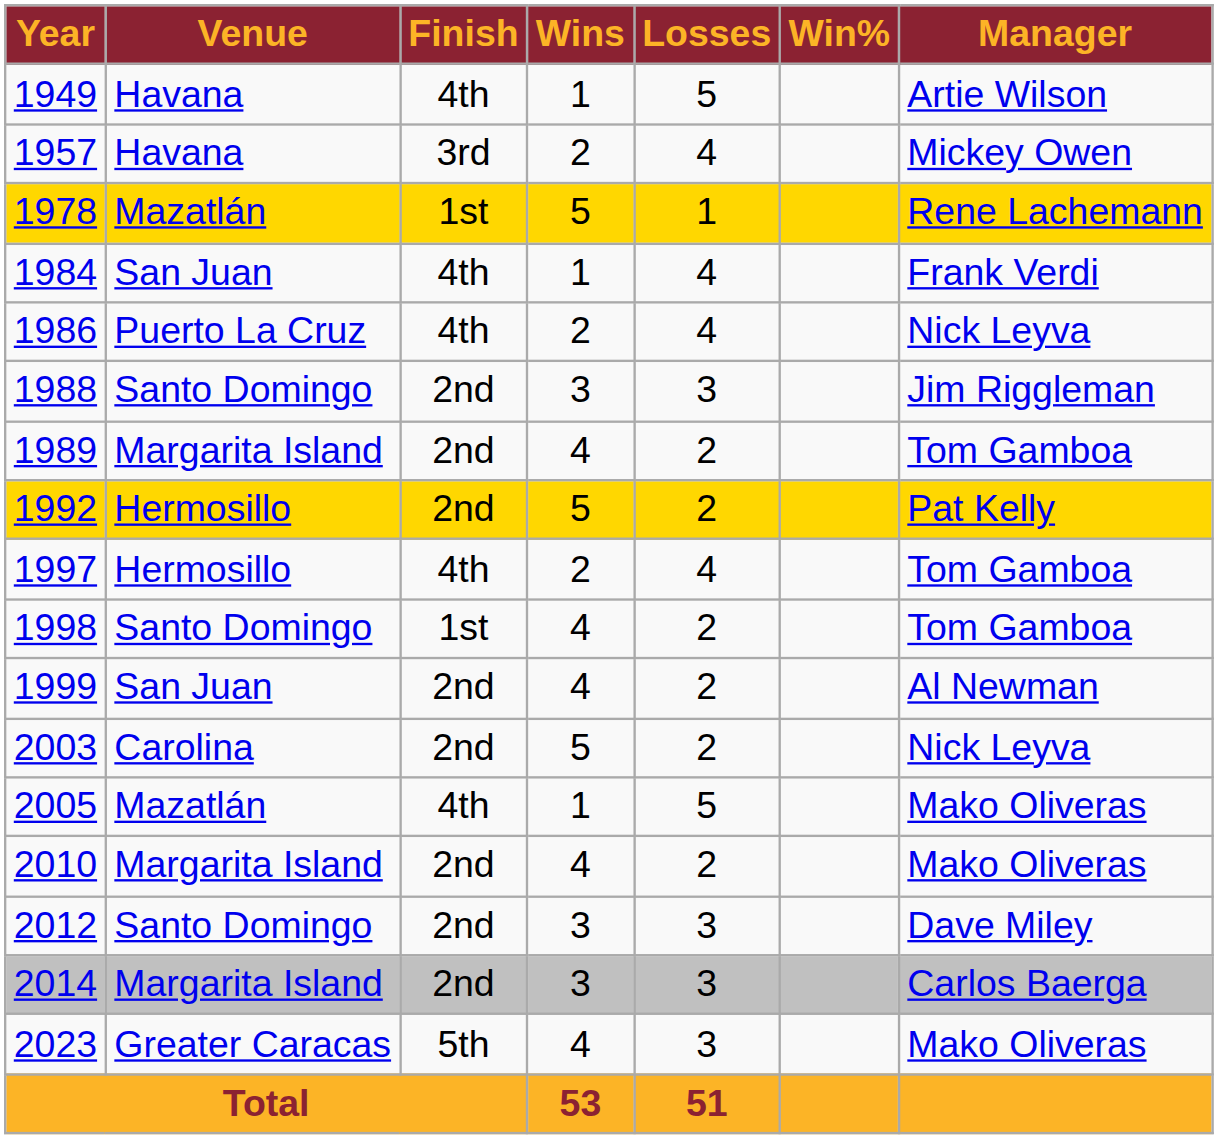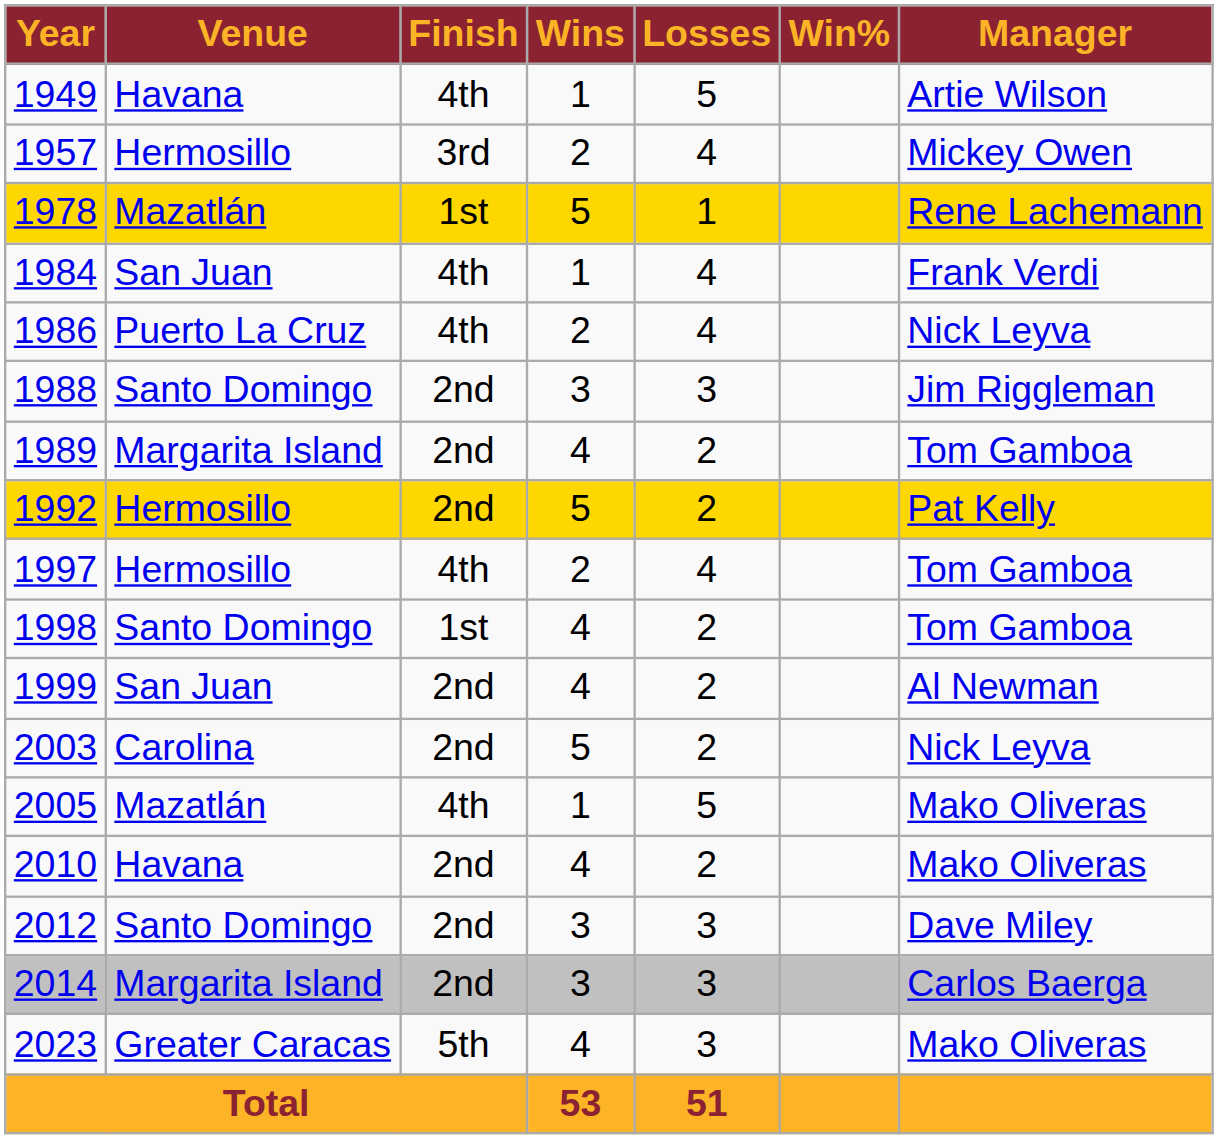(179, 152) Havana -> (203, 152) Hermosillo
(249, 865) Margarita Island -> (179, 865) Havana
